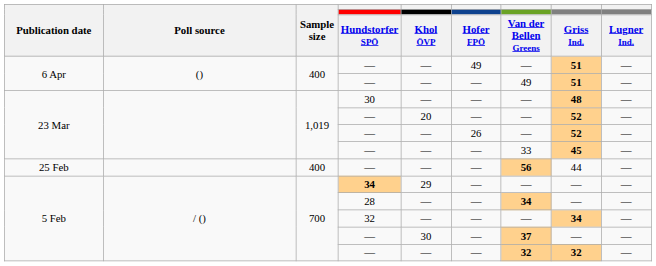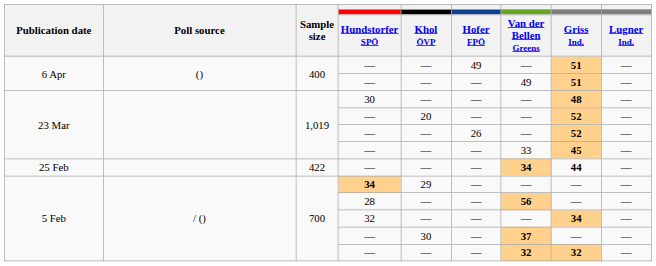(317, 168) 400 -> (317, 168) 422
(526, 168) 56 -> (526, 168) 34
(576, 168) normal -> (576, 168) bold
(526, 202) 34 -> (526, 202) 56
